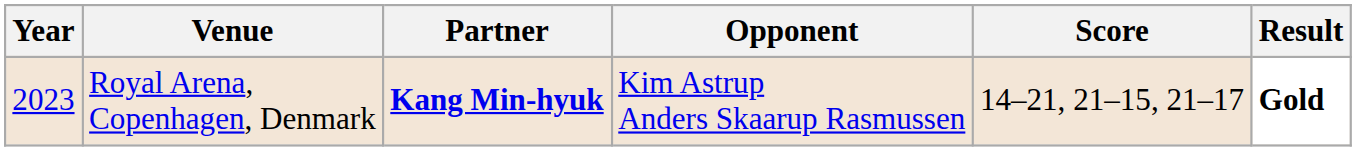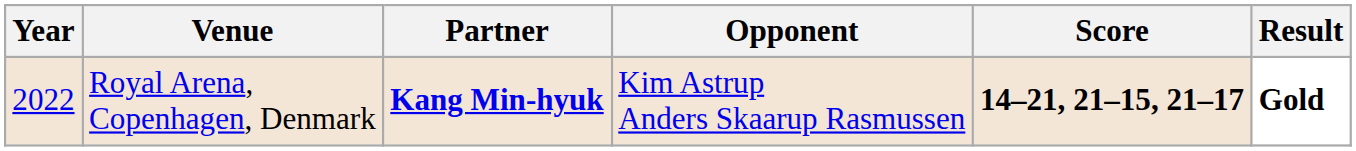(43, 100) 2023 -> (43, 100) 2022
(1112, 100) normal -> (1112, 100) bold
